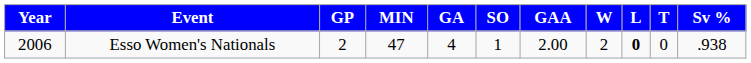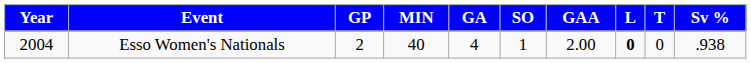- column: (604, 17)
(35, 44) 2006 -> (36, 44) 2004
(396, 44) 47 -> (416, 44) 40
